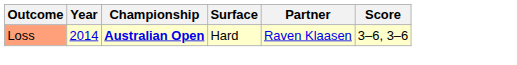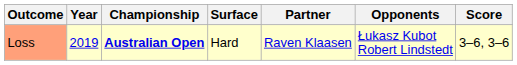+ column: (405, 14)
(84, 35) 2014 -> (84, 42) 2019
